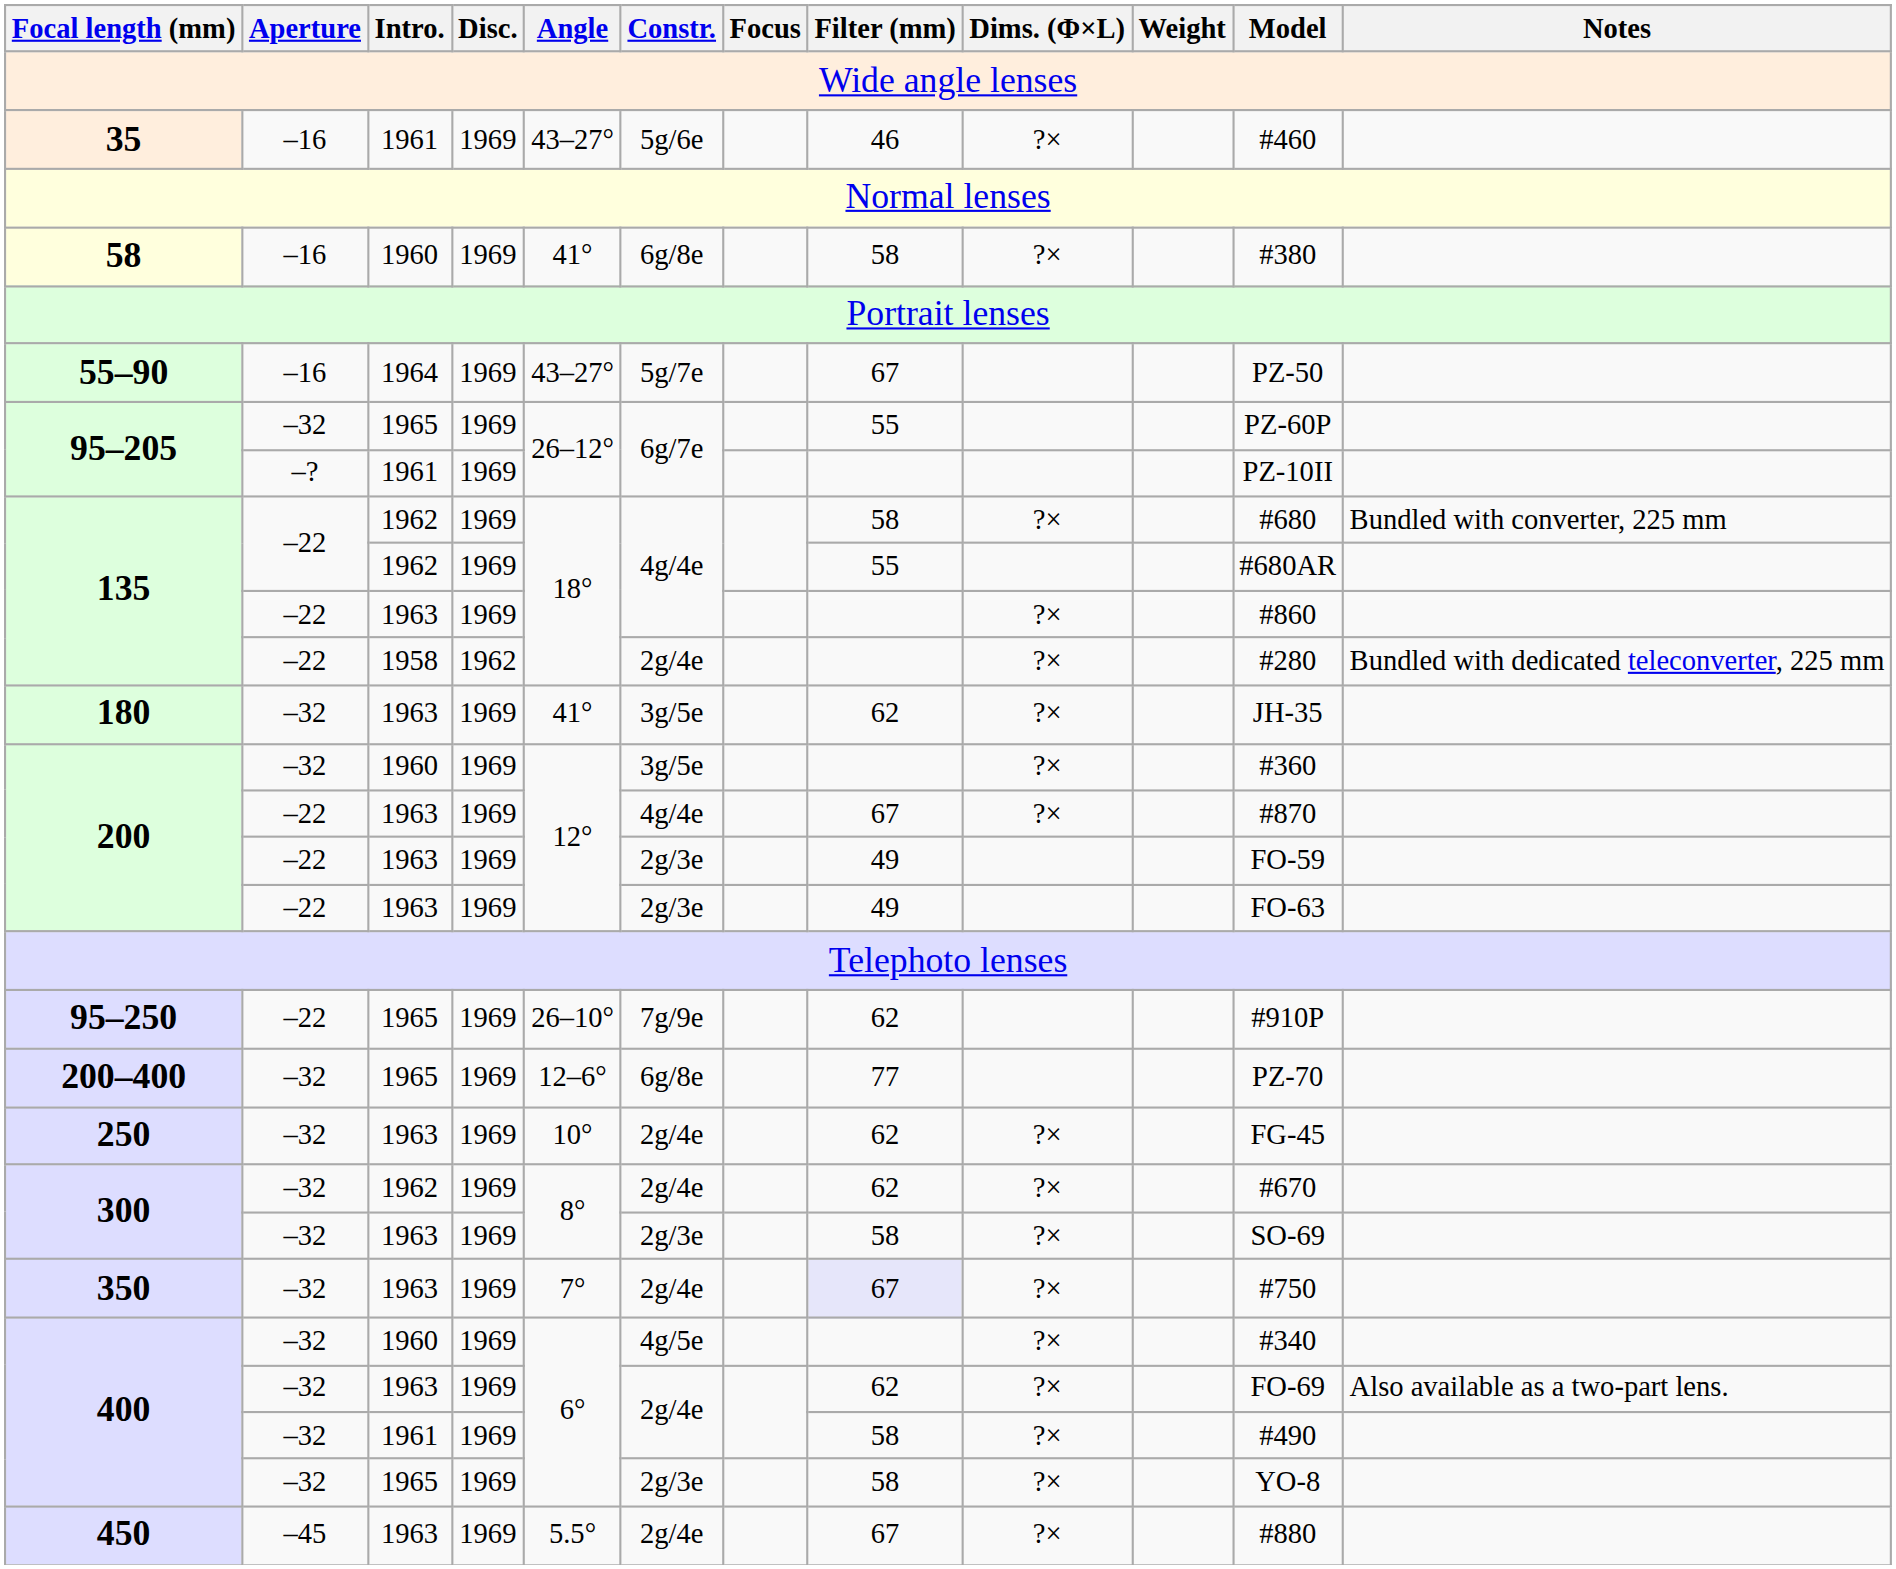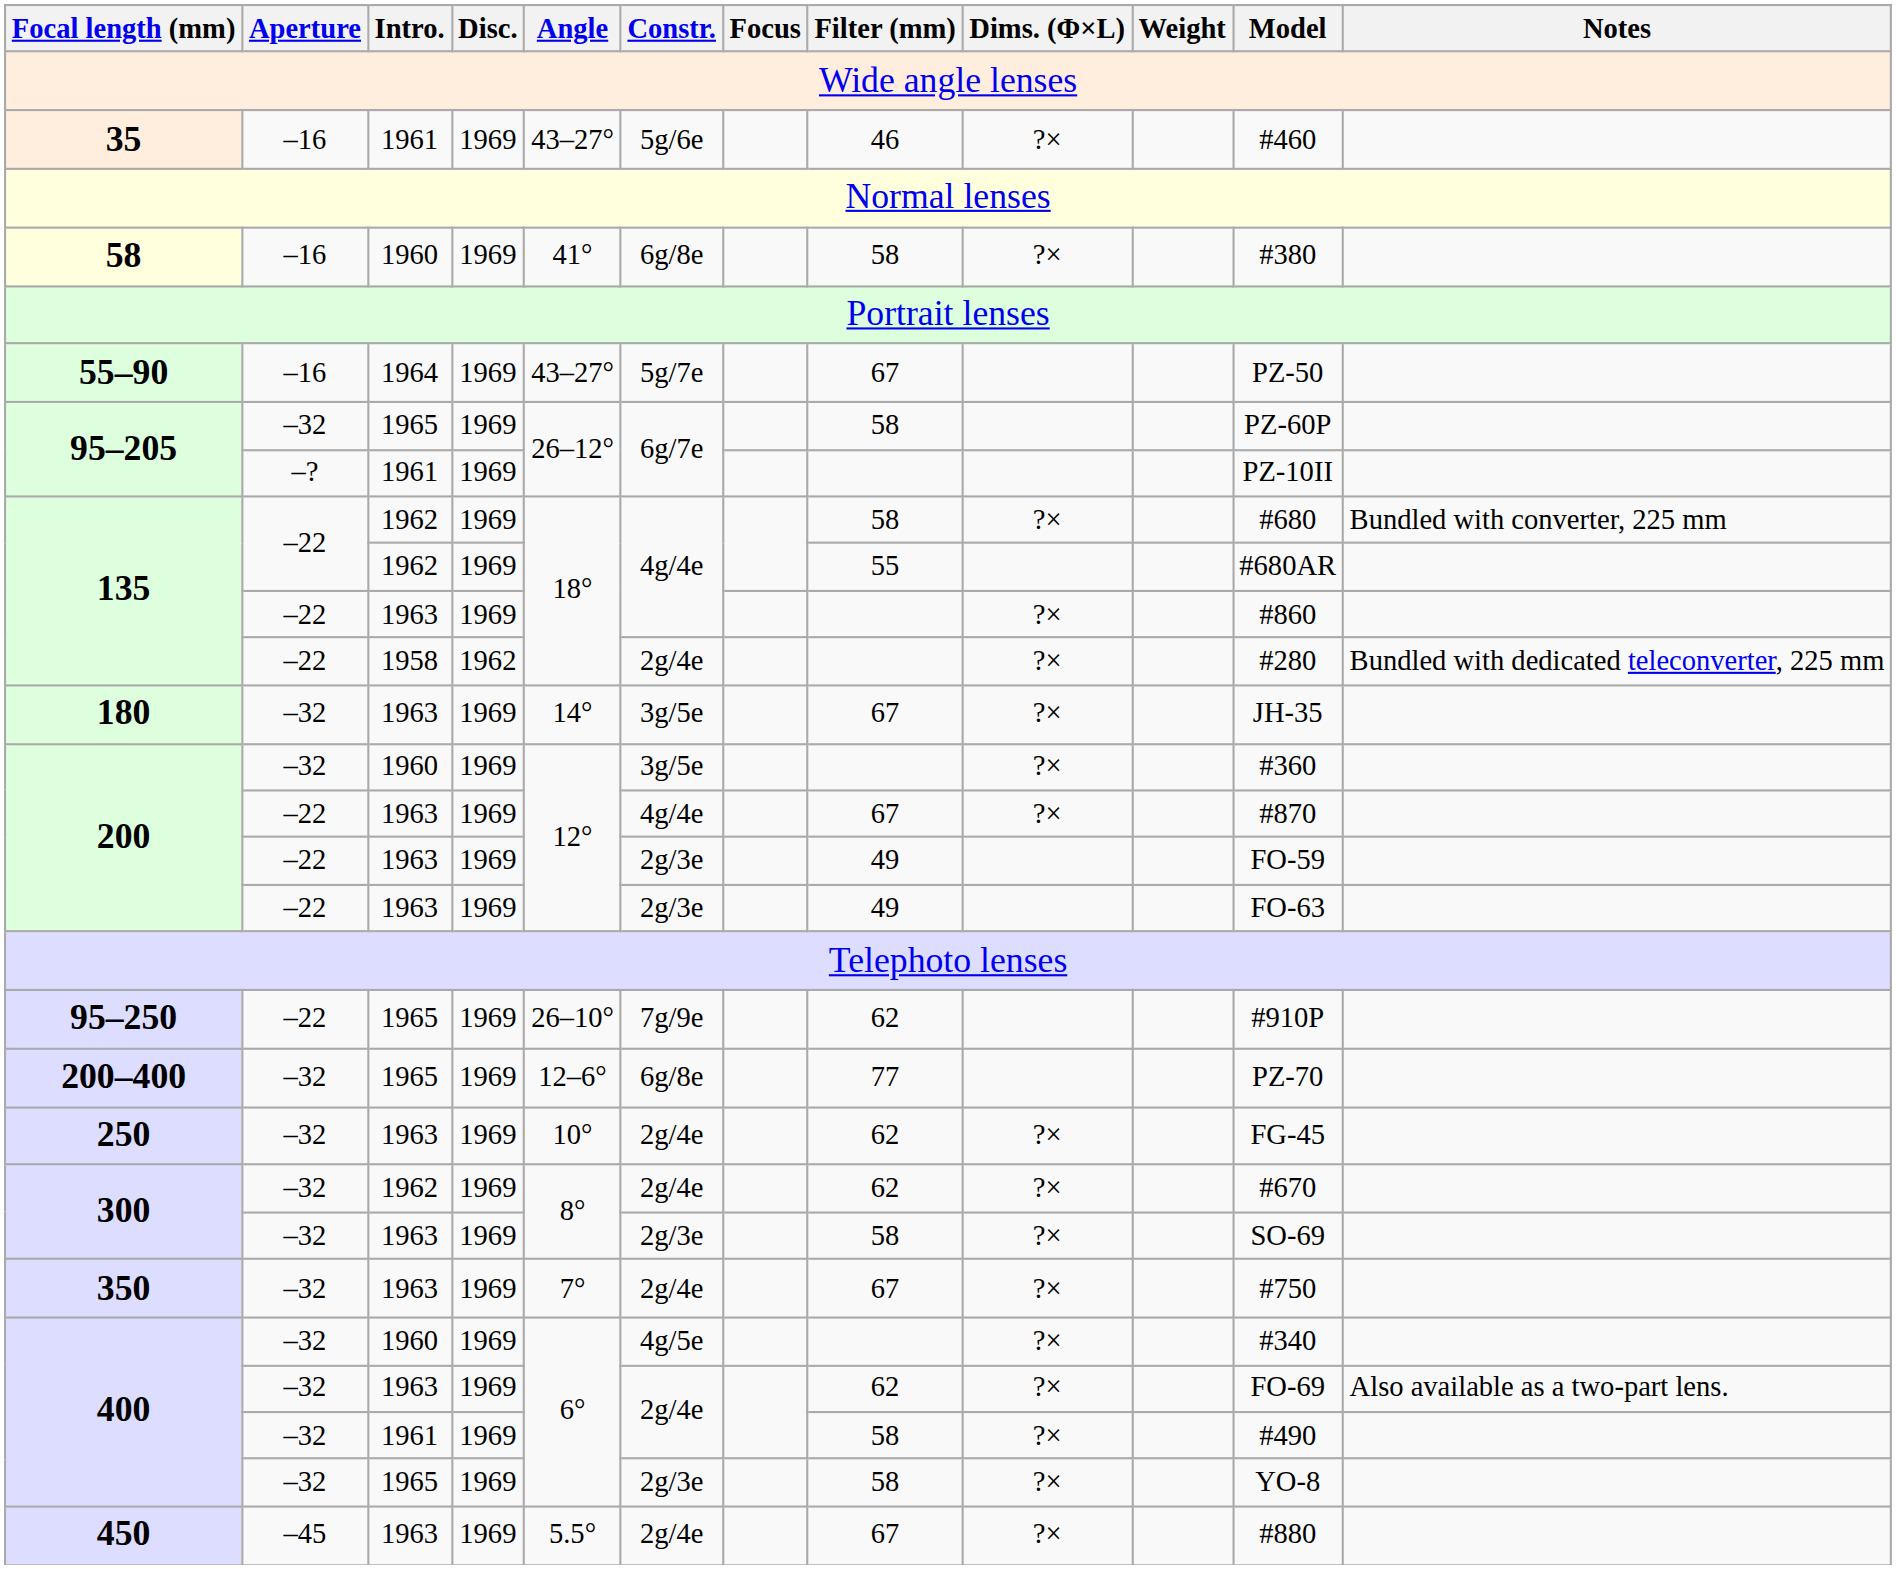(885, 424) 55 -> (885, 424) 58
(573, 713) 41° -> (573, 713) 14°
(885, 713) 62 -> (885, 713) 67
(885, 1287) lavender background -> (885, 1287) no background
